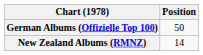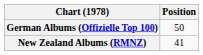(179, 43) 14 -> (179, 43) 41
